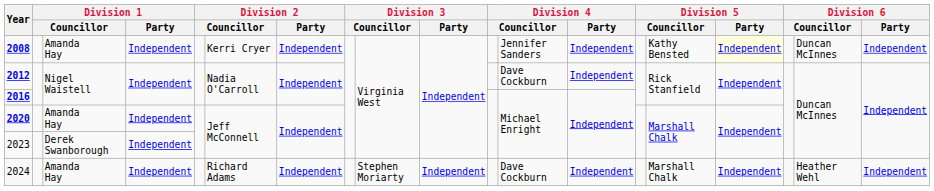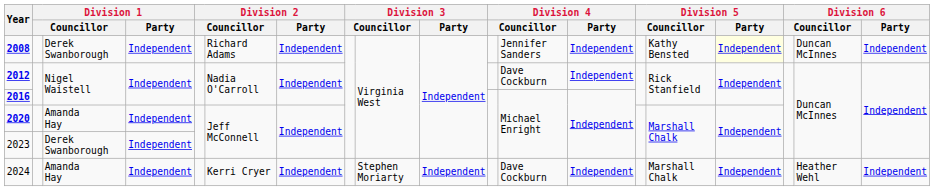(62, 49) Amanda Hay -> (77, 49) Derek Swanborough
(239, 49) Kerri Cryer -> (227, 49) Richard Adams
(227, 172) Richard Adams -> (239, 172) Kerri Cryer
